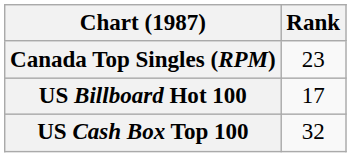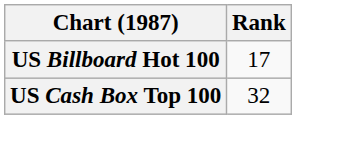- row: (143, 59)
